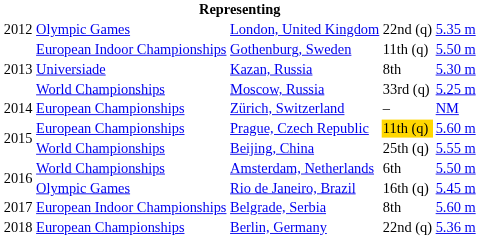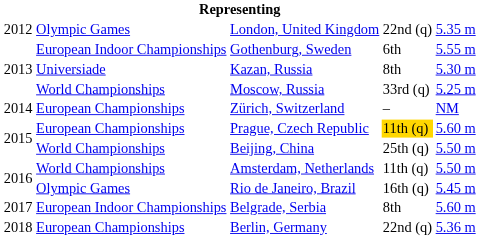(406, 49) 11th (q) -> (392, 49) 6th
(456, 49) 5.50 m -> (456, 49) 5.55 m
(456, 148) 5.55 m -> (456, 148) 5.50 m
(392, 168) 6th -> (406, 168) 11th (q)
